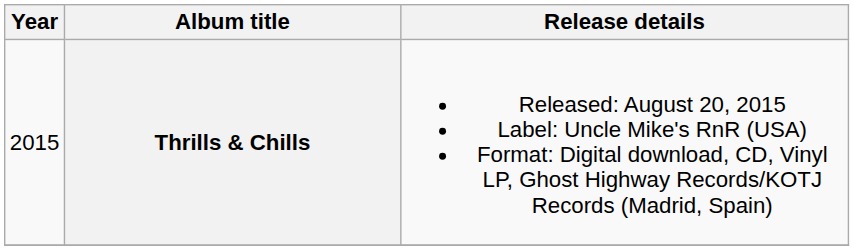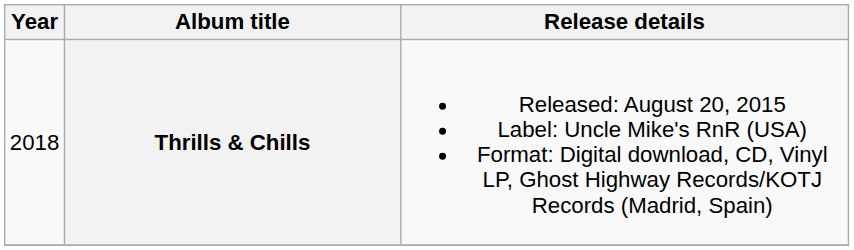(35, 142) 2015 -> (35, 142) 2018
